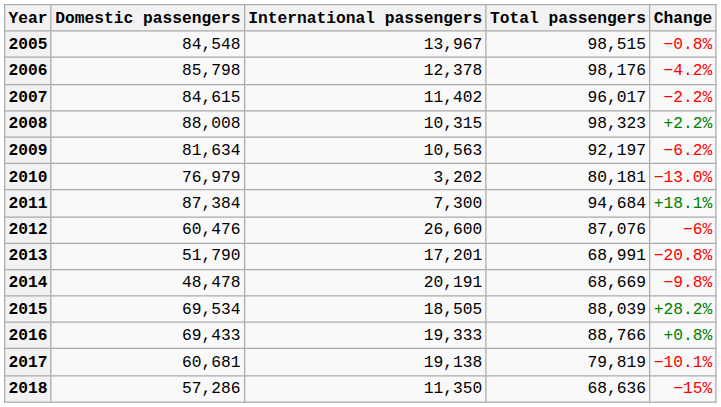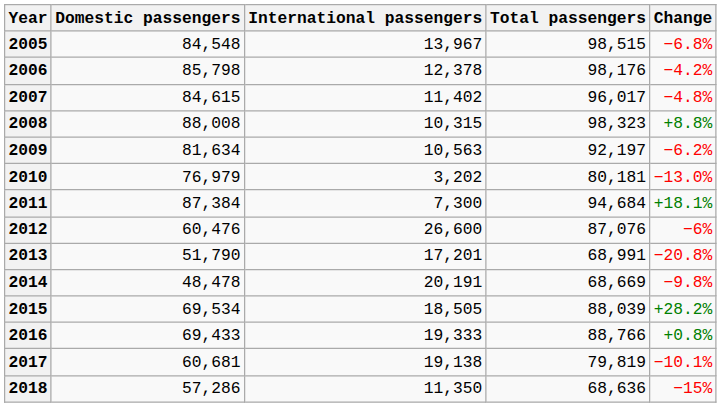(688, 44) −0.8% -> (688, 44) −6.8%
(688, 97) −2.2% -> (688, 97) −4.8%
(688, 124) +2.2% -> (688, 124) +8.8%
